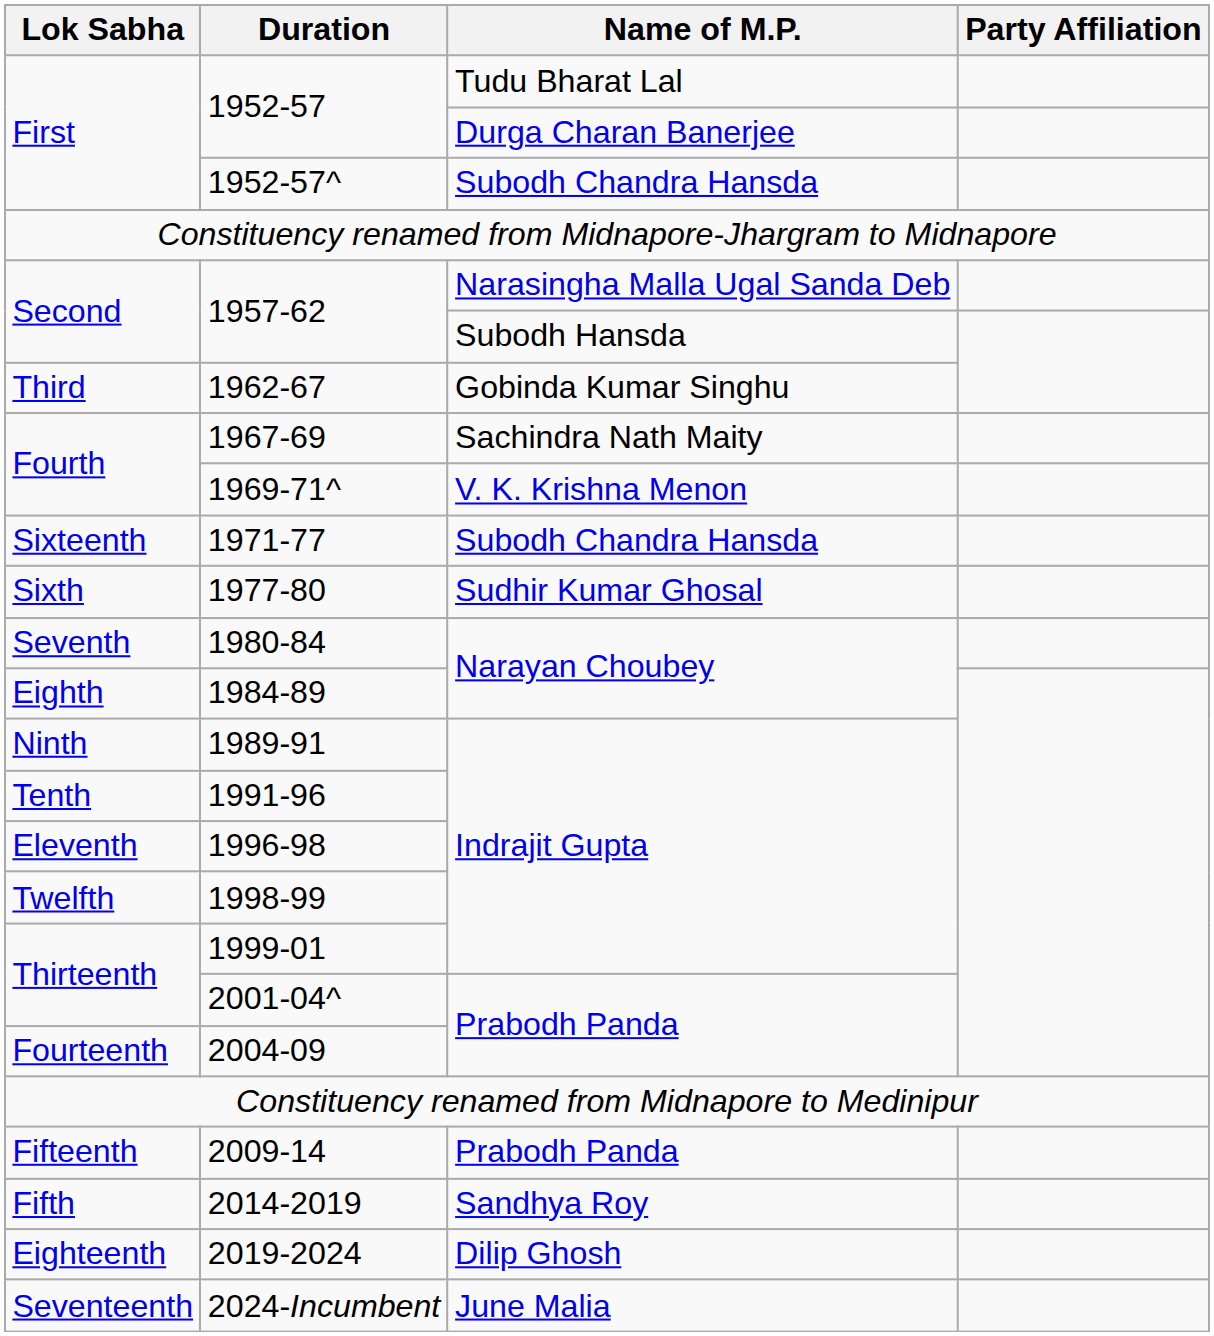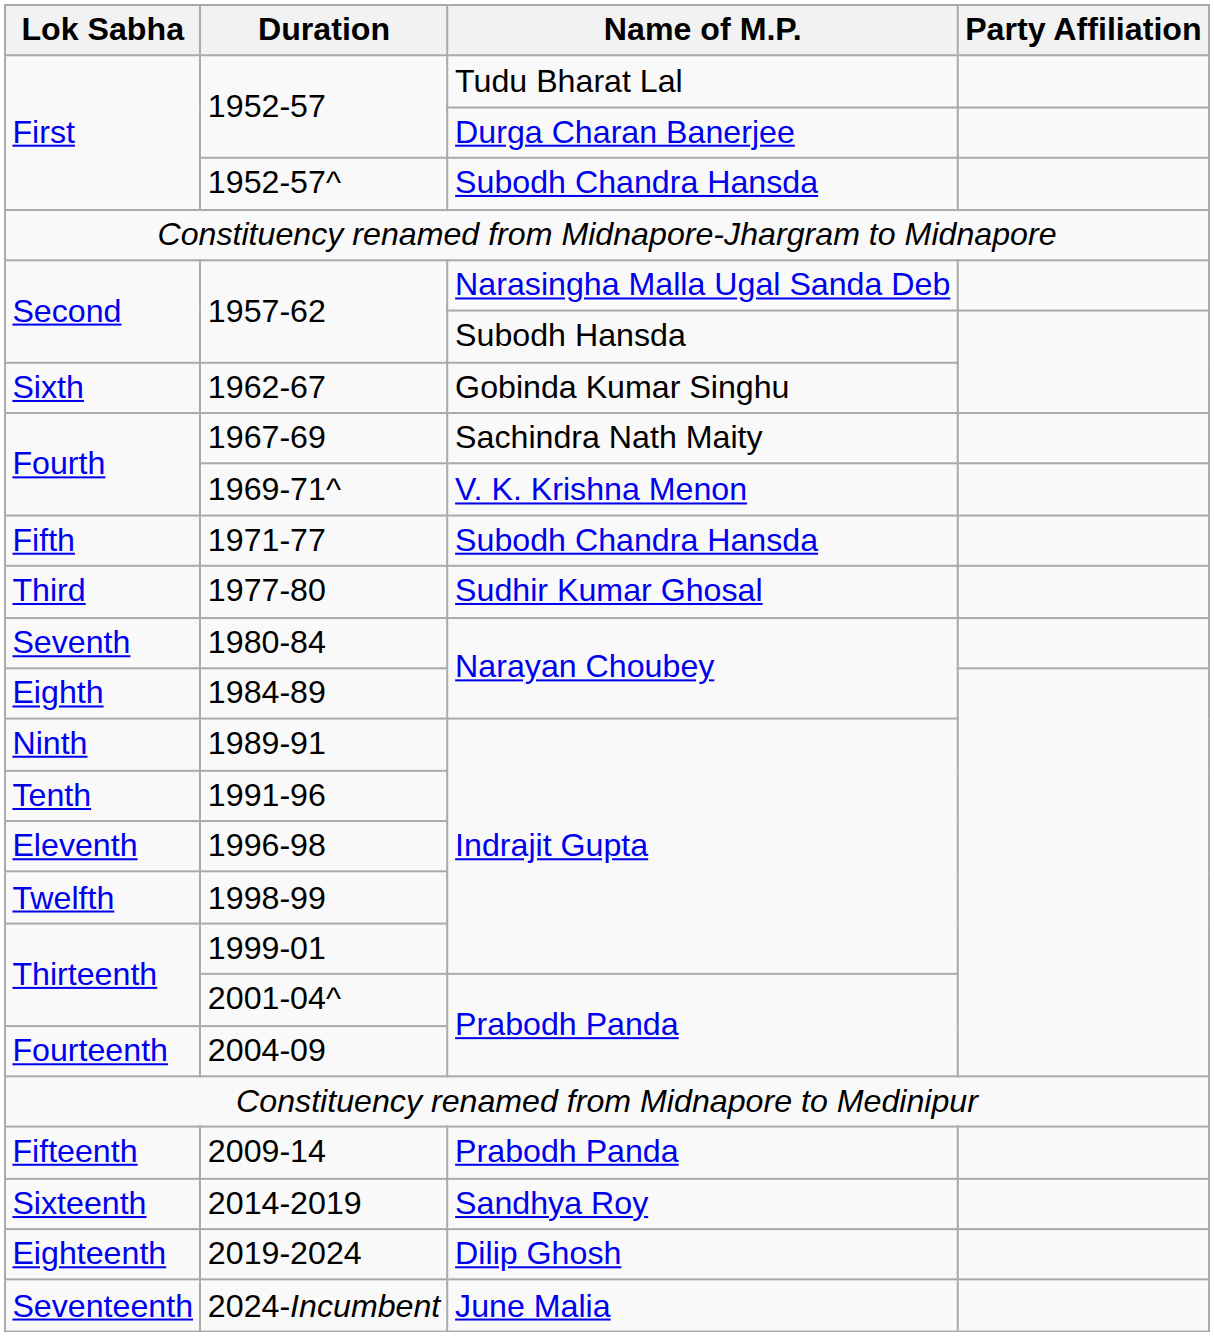(49, 387) Third -> (48, 387) Sixth
(79, 540) Sixteenth -> (44, 540) Fifth
(48, 591) Sixth -> (49, 591) Third
(44, 1203) Fifth -> (79, 1203) Sixteenth
